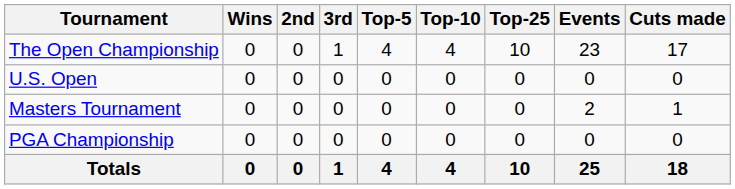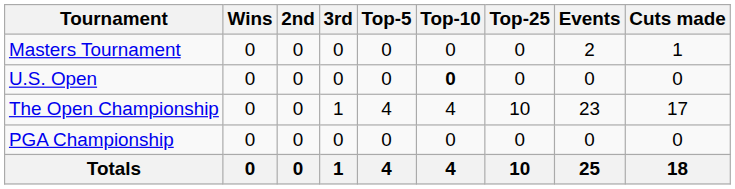rows swapped: (95, 109) <-> (114, 49)
(450, 79) normal -> (450, 79) bold
